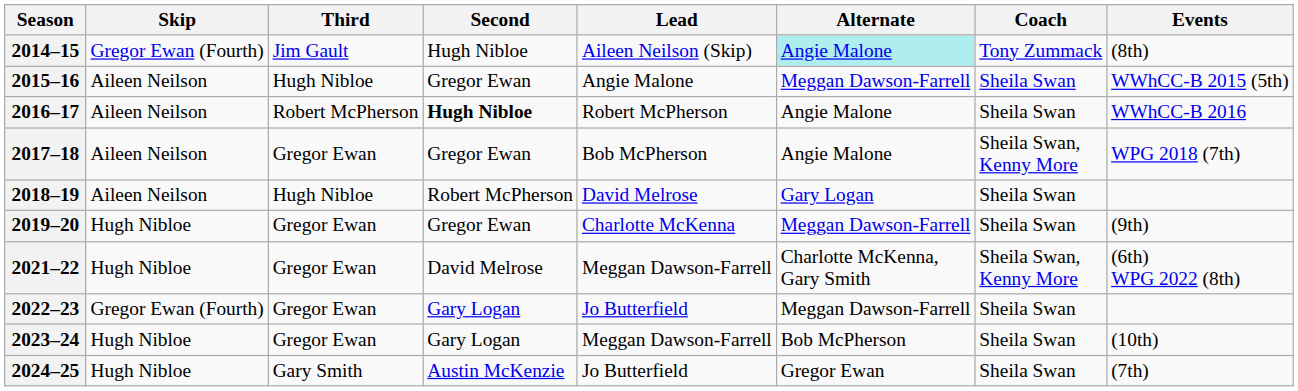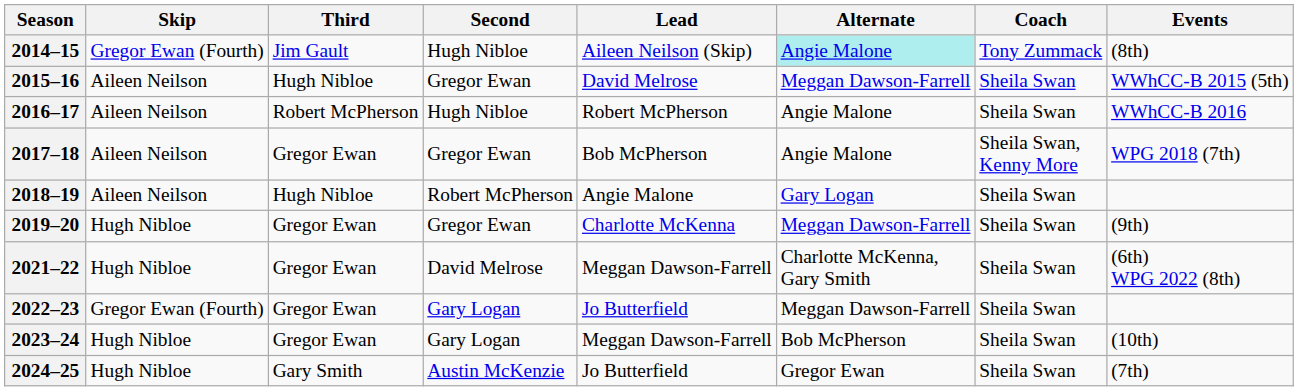(638, 81) Angie Malone -> (640, 81) David Melrose
(480, 111) bold -> (478, 111) normal
(640, 195) David Melrose -> (638, 195) Angie Malone
(1030, 267) Sheila Swan, Kenny More -> (1027, 267) Sheila Swan
